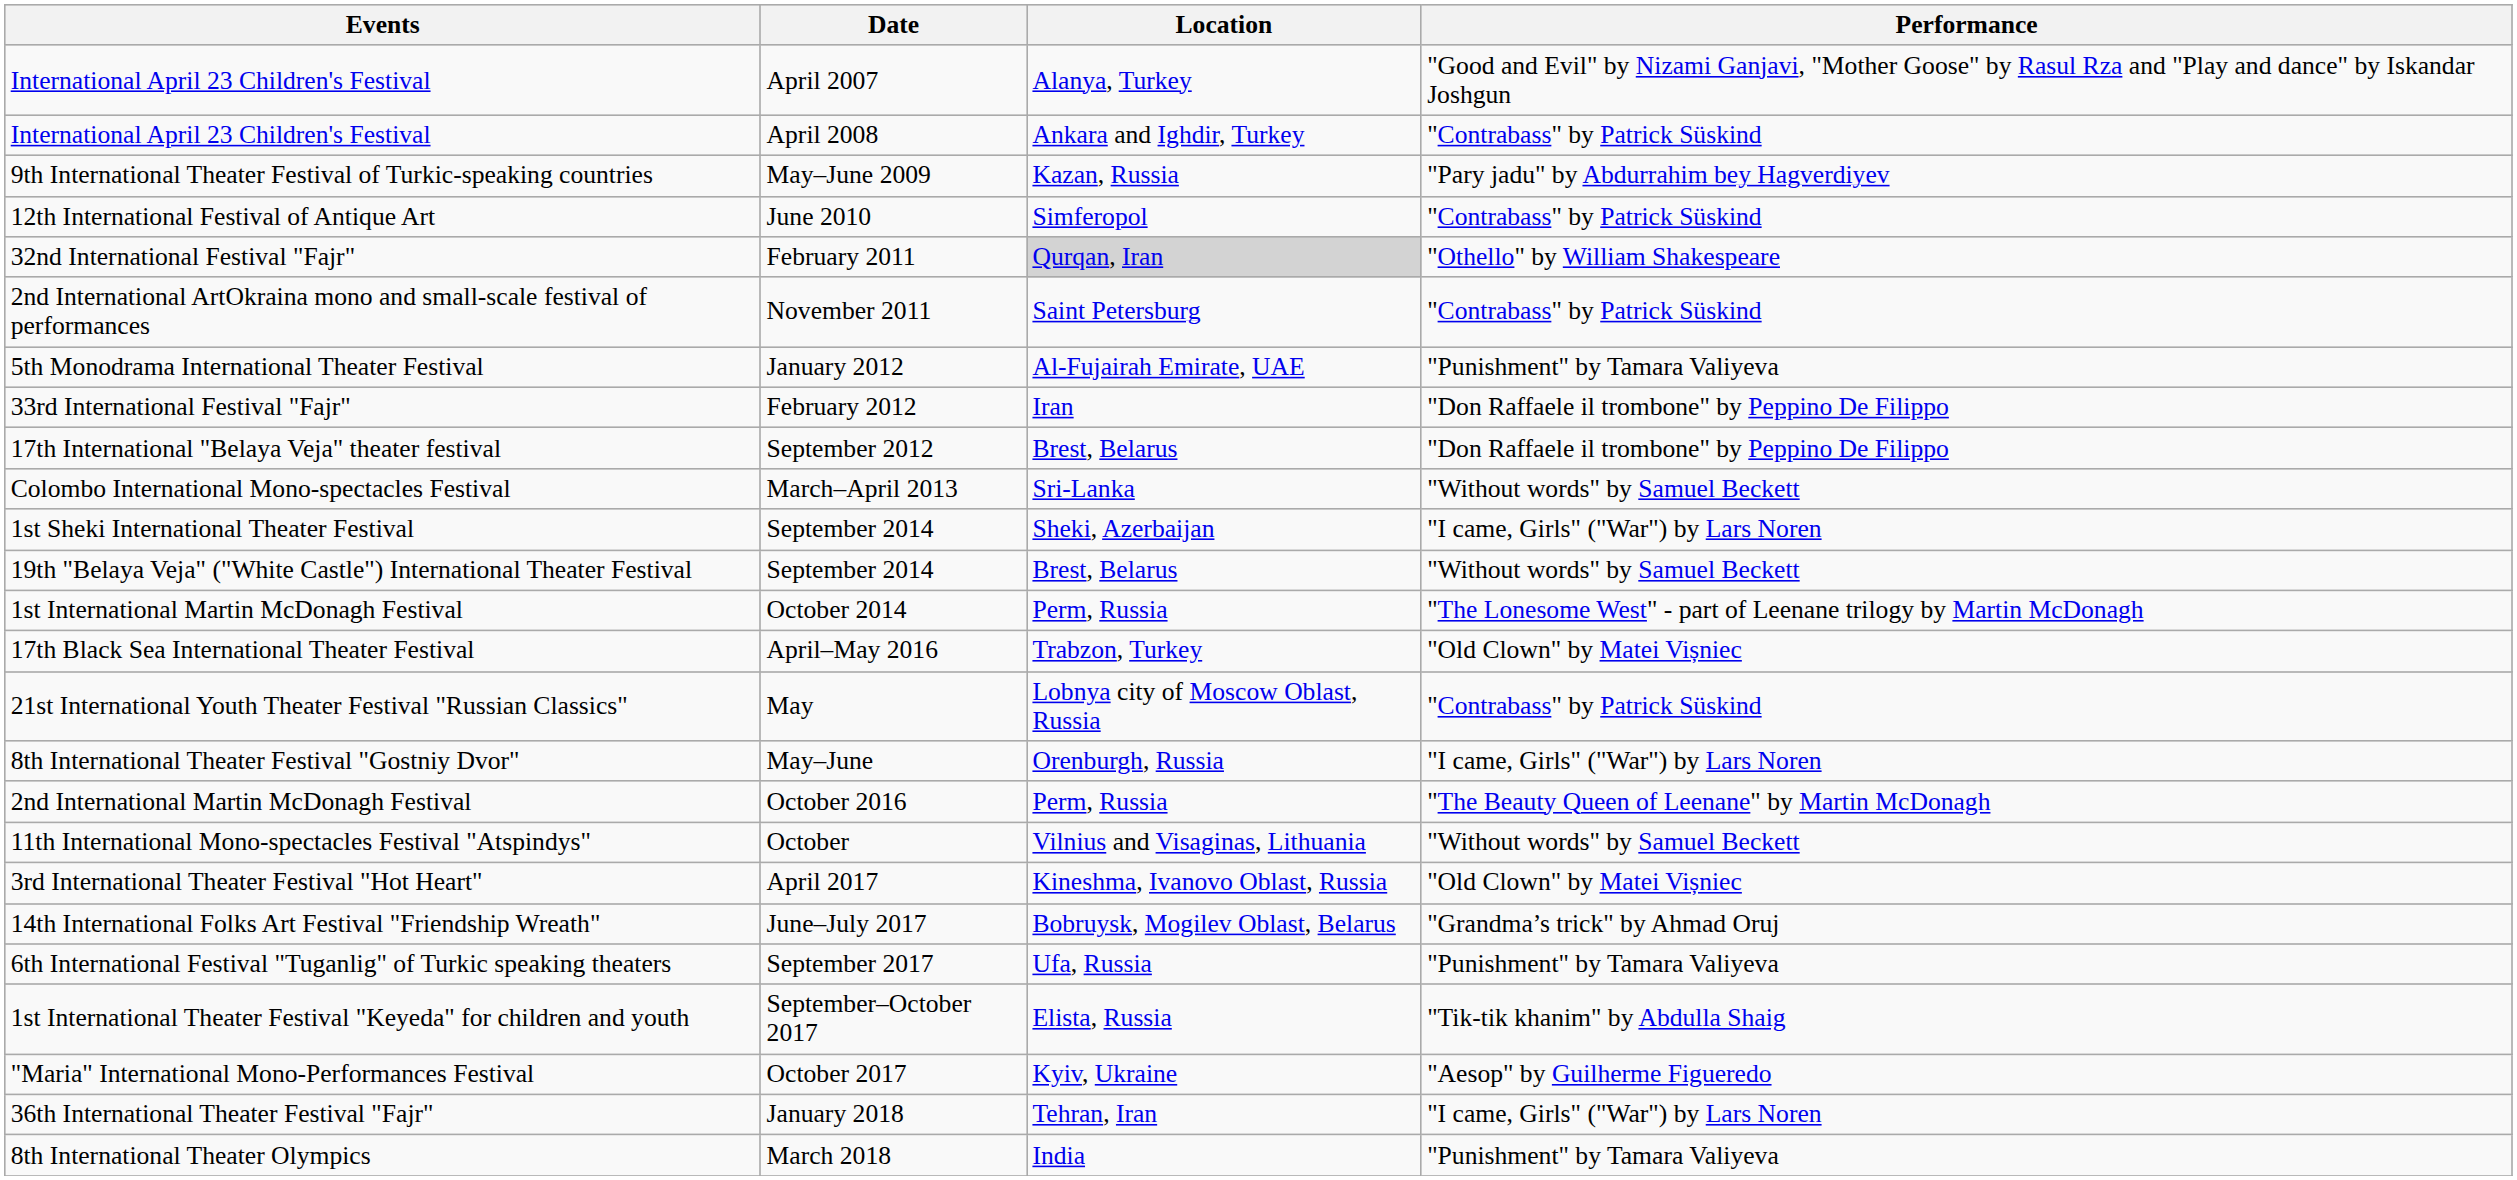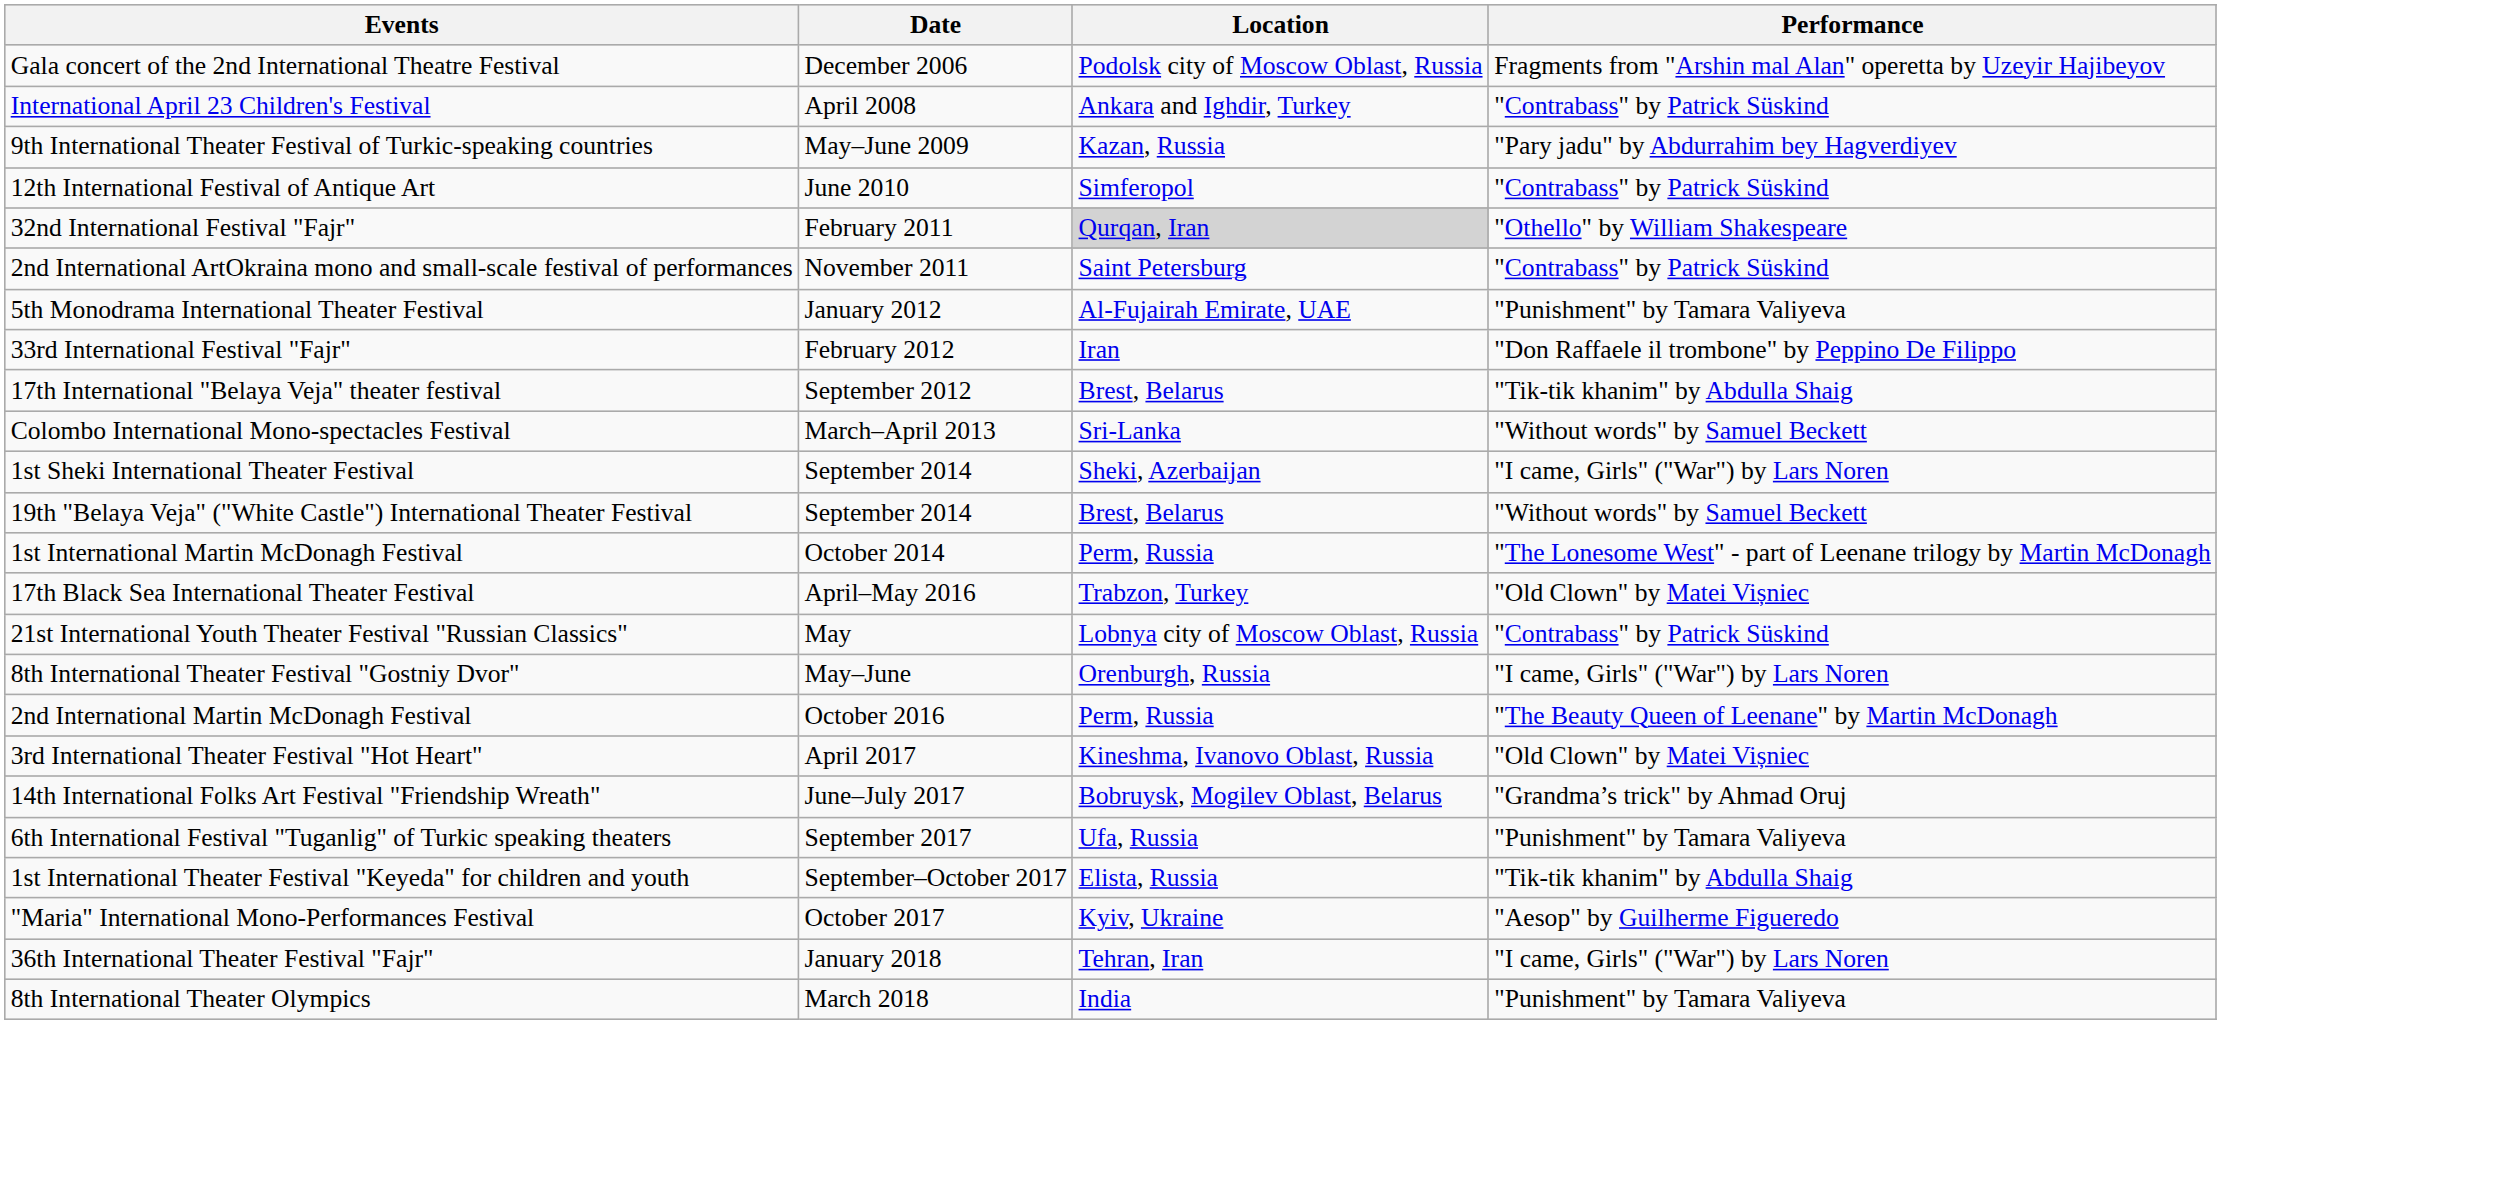+ row: (285, 65)
- row: (221, 79)
(1688, 447) "Don Raffaele il trombone" by Peppino De Filippo -> (1674, 390) "Tik-tik khanim" by Abdulla Shaig
- row: (301, 842)
